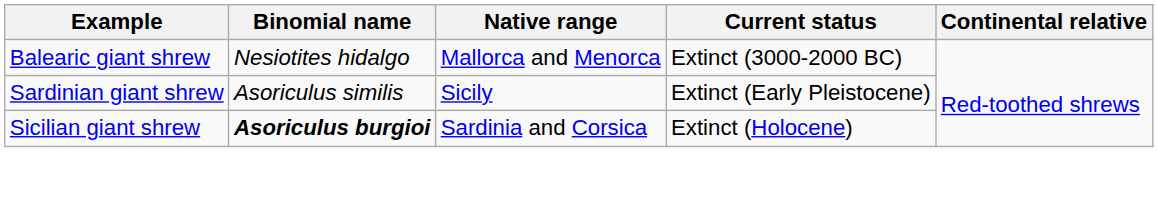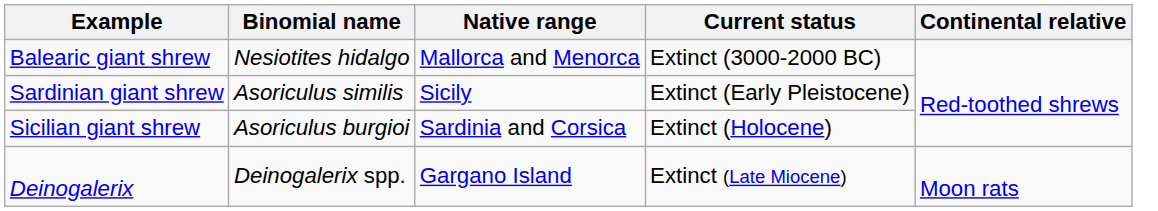(332, 127) bold -> (322, 127) normal
+ row: (72, 188)
